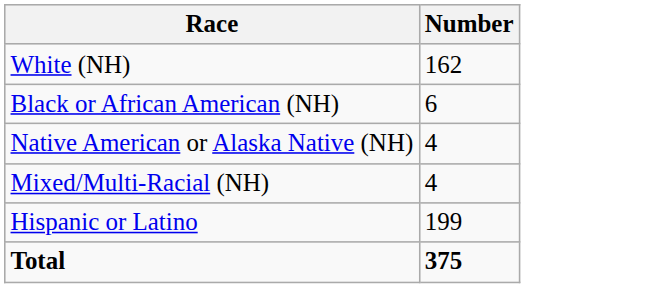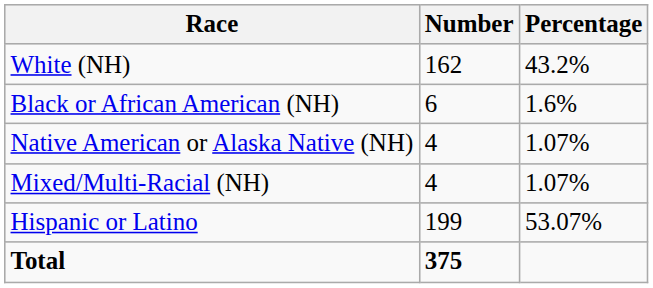+ column: (584, 24)
